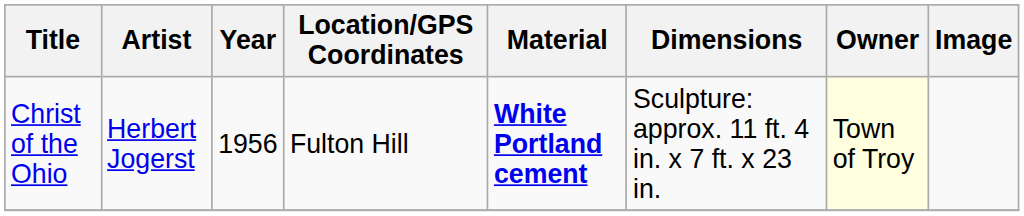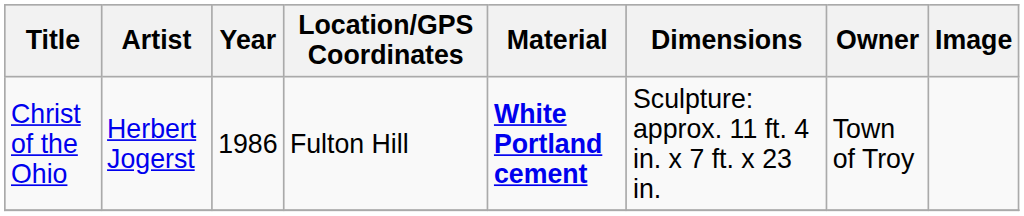(248, 143) 1956 -> (248, 143) 1986
(873, 143) lightyellow background -> (873, 143) no background
